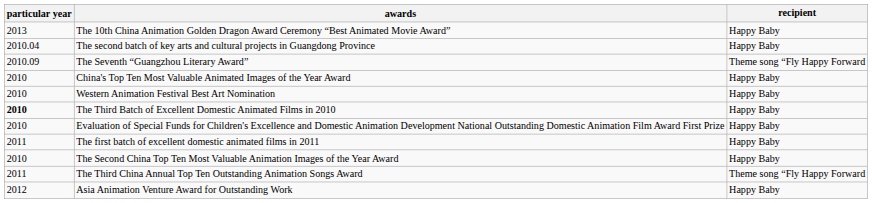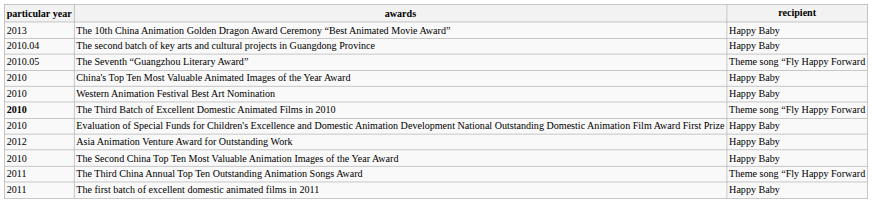(23, 62) 2010.09 -> (23, 62) 2010.05
(754, 110) Happy Baby -> (797, 110) Theme song “Fly Happy Forward
rows swapped: (198, 142) <-> (184, 190)
